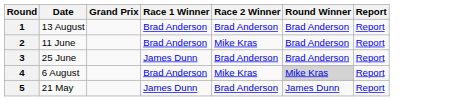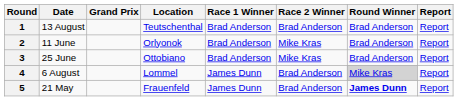+ column: (173, 12)
(170, 57) James Dunn -> (239, 57) Brad Anderson
(246, 57) Brad Anderson -> (300, 57) Mike Kras
(175, 72) Brad Anderson -> (234, 72) James Dunn
(236, 72) Mike Kras -> (310, 72) Brad Anderson
(312, 88) normal -> (378, 88) bold
